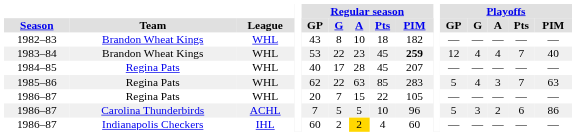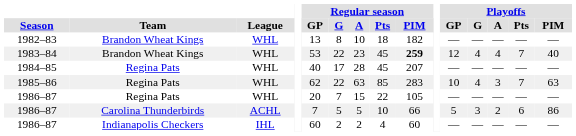(315, 39) 43 -> (315, 39) 13
(454, 82) 5 -> (454, 82) 10
(414, 110) 96 -> (414, 110) 66
(359, 124) gold background -> (359, 124) no background
